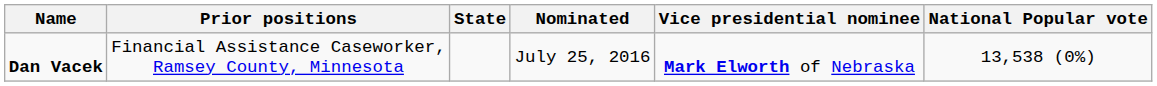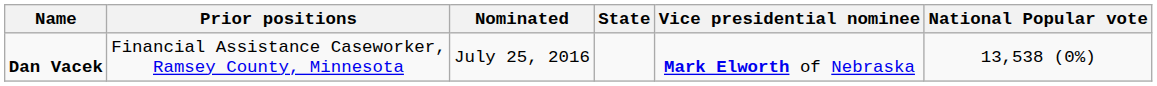columns swapped: (480, 19) <-> (583, 19)
